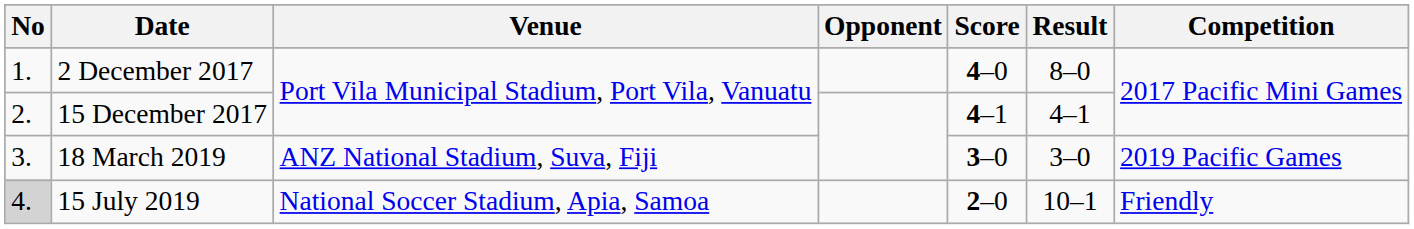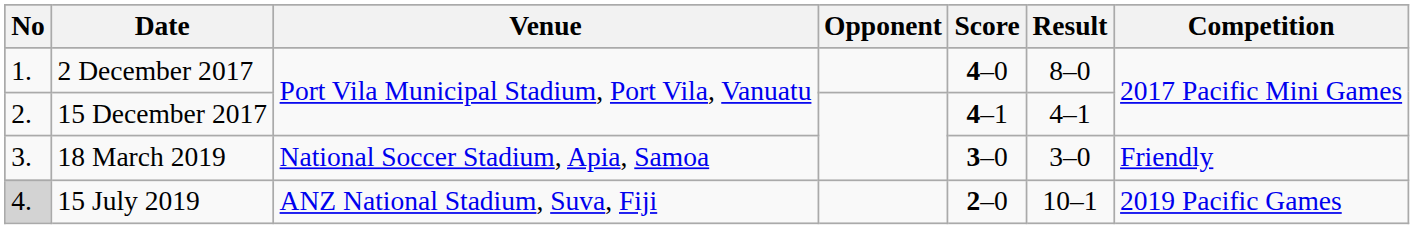(468, 157) ANZ National Stadium, Suva, Fiji -> (494, 157) National Soccer Stadium, Apia, Samoa
(1231, 157) 2019 Pacific Games -> (1167, 157) Friendly
(494, 200) National Soccer Stadium, Apia, Samoa -> (468, 200) ANZ National Stadium, Suva, Fiji
(1167, 200) Friendly -> (1231, 200) 2019 Pacific Games
